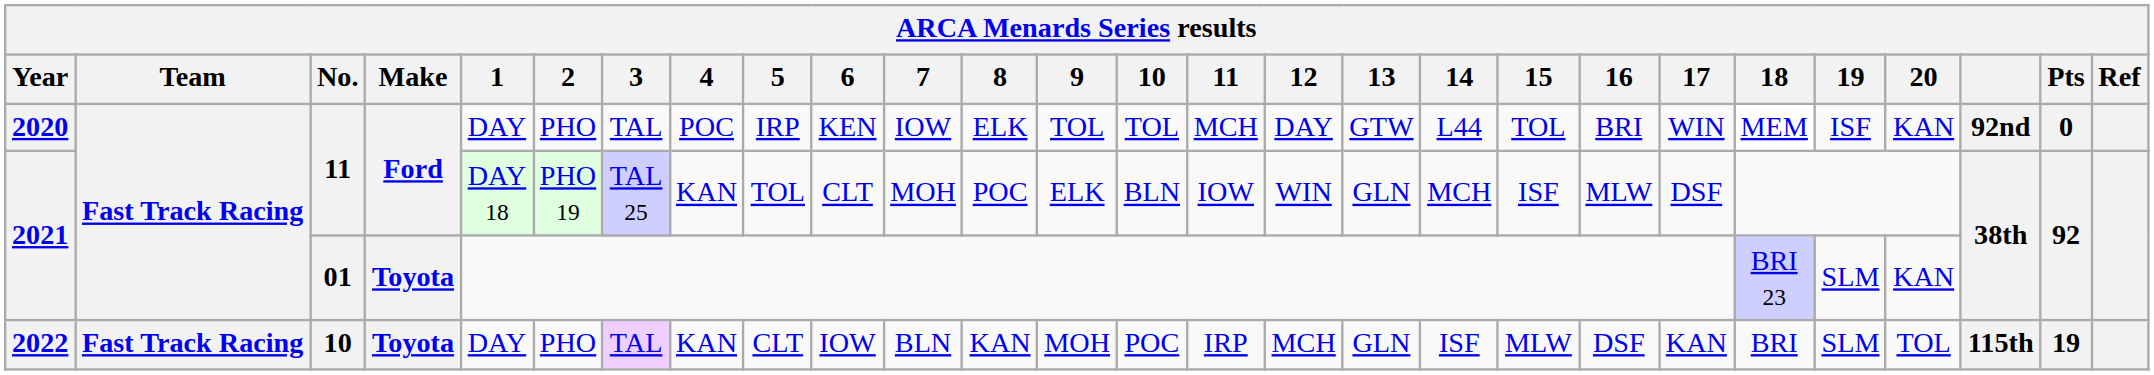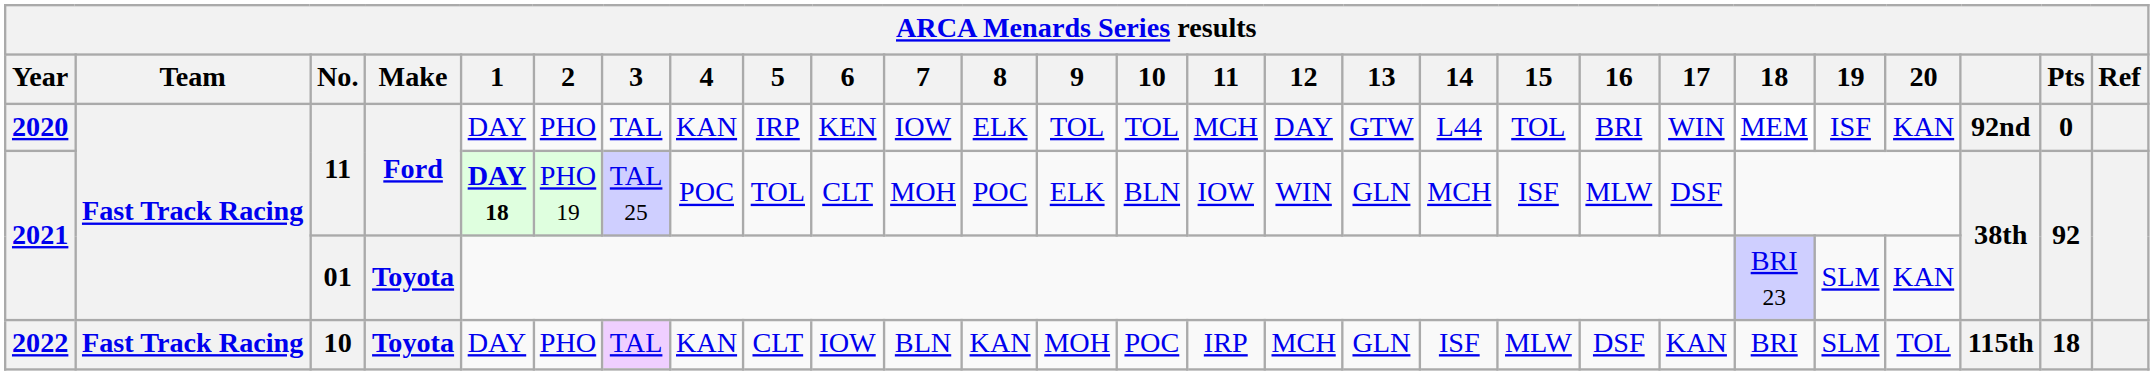(707, 126) POC -> (707, 126) KAN
(497, 191) normal -> (497, 193) bold
(707, 193) KAN -> (707, 193) POC
(2066, 343) 19 -> (2066, 343) 18
